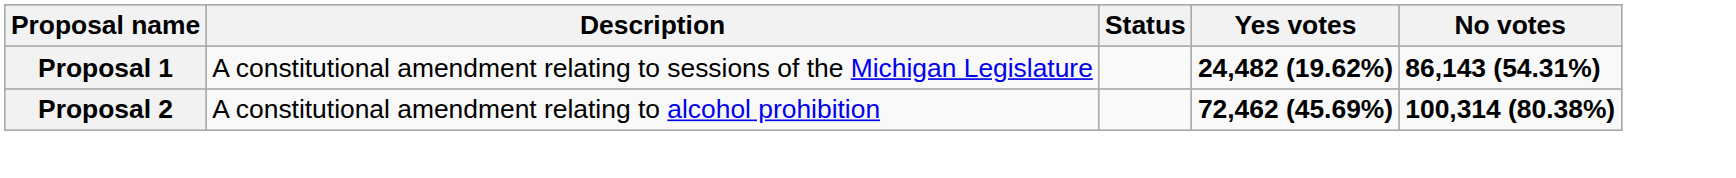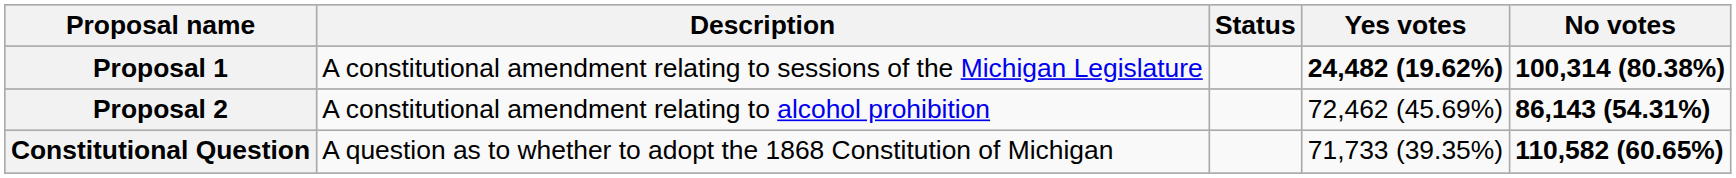(1503, 67) 86,143 (54.31%) -> (1620, 67) 100,314 (80.38%)
(1295, 109) bold -> (1405, 109) normal
(1510, 109) 100,314 (80.38%) -> (1613, 109) 86,143 (54.31%)
+ row: (161, 151)
